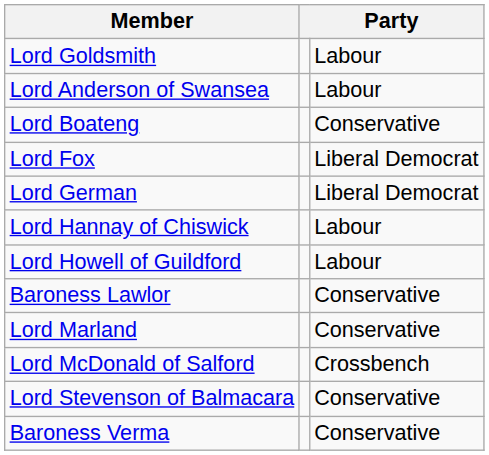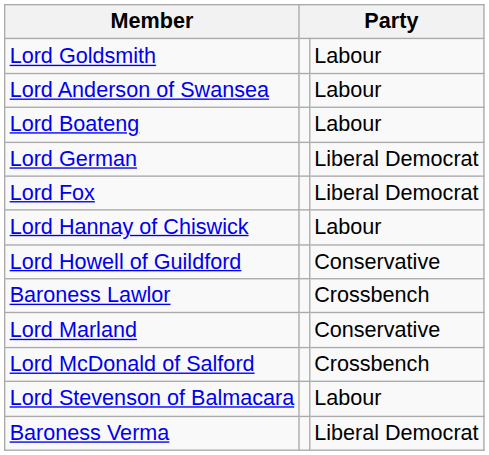(377, 124) Conservative -> (348, 124) Labour
rows swapped: (52, 158) <-> (73, 192)
(348, 261) Labour -> (377, 261) Conservative
(377, 295) Conservative -> (372, 295) Crossbench
(377, 398) Conservative -> (348, 398) Labour
(377, 432) Conservative -> (396, 432) Liberal Democrat
